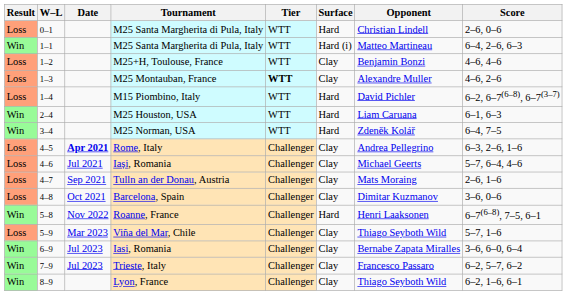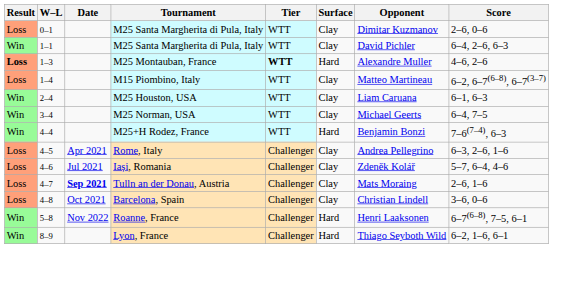(329, 29) Hard -> (328, 29) Clay
(393, 29) Christian Lindell -> (398, 29) Dimitar Kuzmanov
(335, 45) Hard (i) -> (328, 45) Clay
(395, 45) Matteo Martineau -> (386, 45) David Pichler
- row: (46, 62)
(17, 78) normal -> (17, 62) bold
(328, 78) Clay -> (329, 62) Hard
(329, 96) Hard -> (328, 80) Clay
(386, 96) David Pichler -> (395, 80) Matteo Martineau
(329, 114) Hard -> (328, 98) Clay
(329, 131) Hard -> (328, 114) Clay
(386, 131) Zdeněk Kolář -> (389, 114) Michael Geerts
+ row: (46, 133)
(88, 147) bold -> (87, 150) normal
(389, 164) Michael Geerts -> (386, 166) Zdeněk Kolář
(87, 180) normal -> (87, 183) bold
(398, 196) Dimitar Kuzmanov -> (393, 199) Christian Lindell
- row: (46, 233)
- row: (46, 249)
- row: (46, 266)
(328, 282) Clay -> (329, 235) Hard
